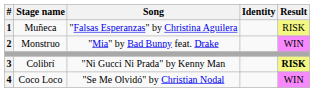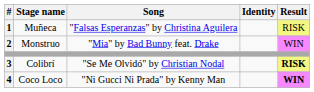(153, 64) "Ni Gucci Ni Prada" by Kenny Man -> (153, 64) "Se Me Olvidó" by Christian Nodal
(153, 79) "Se Me Olvidó" by Christian Nodal -> (153, 79) "Ni Gucci Ni Prada" by Kenny Man
(294, 79) normal -> (294, 79) bold
